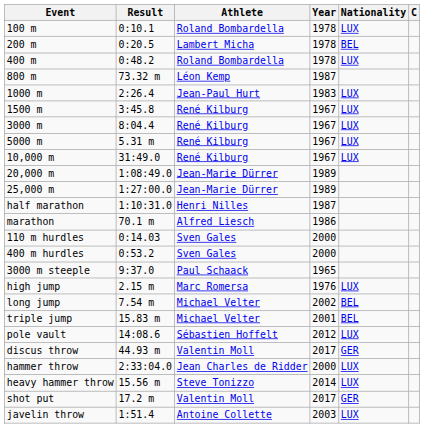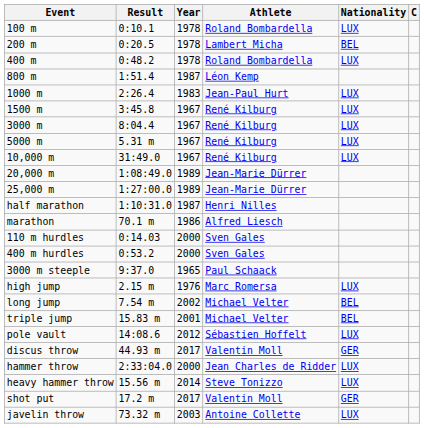columns swapped: (242, 12) <-> (324, 12)
(139, 77) 73.32 m -> (136, 77) 1:51.4
(136, 415) 1:51.4 -> (139, 415) 73.32 m
